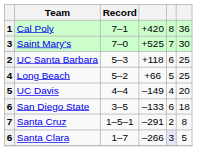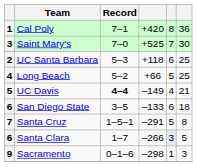(120, 91) normal -> (120, 91) bold
(184, 91) 20 -> (184, 91) 21
(171, 122) 2 -> (171, 122) 5
+ row: (44, 154)
